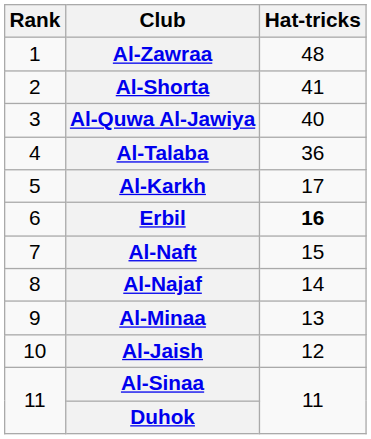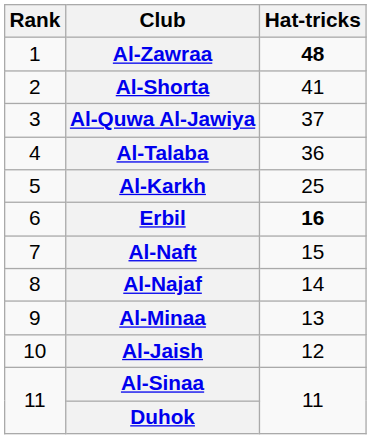(313, 53) normal -> (313, 53) bold
(313, 119) 40 -> (313, 119) 37
(313, 185) 17 -> (313, 185) 25
